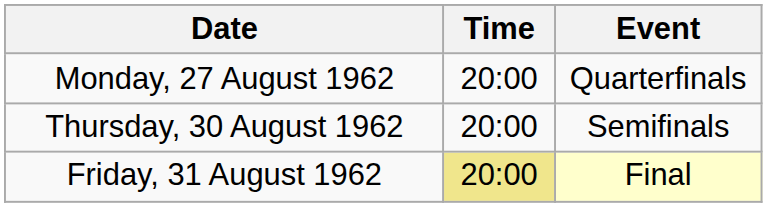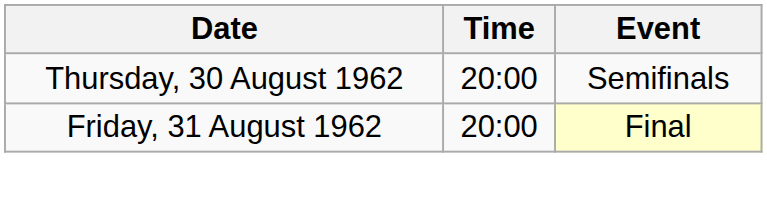- row: (224, 77)
(499, 175) khaki background -> (499, 126) no background
